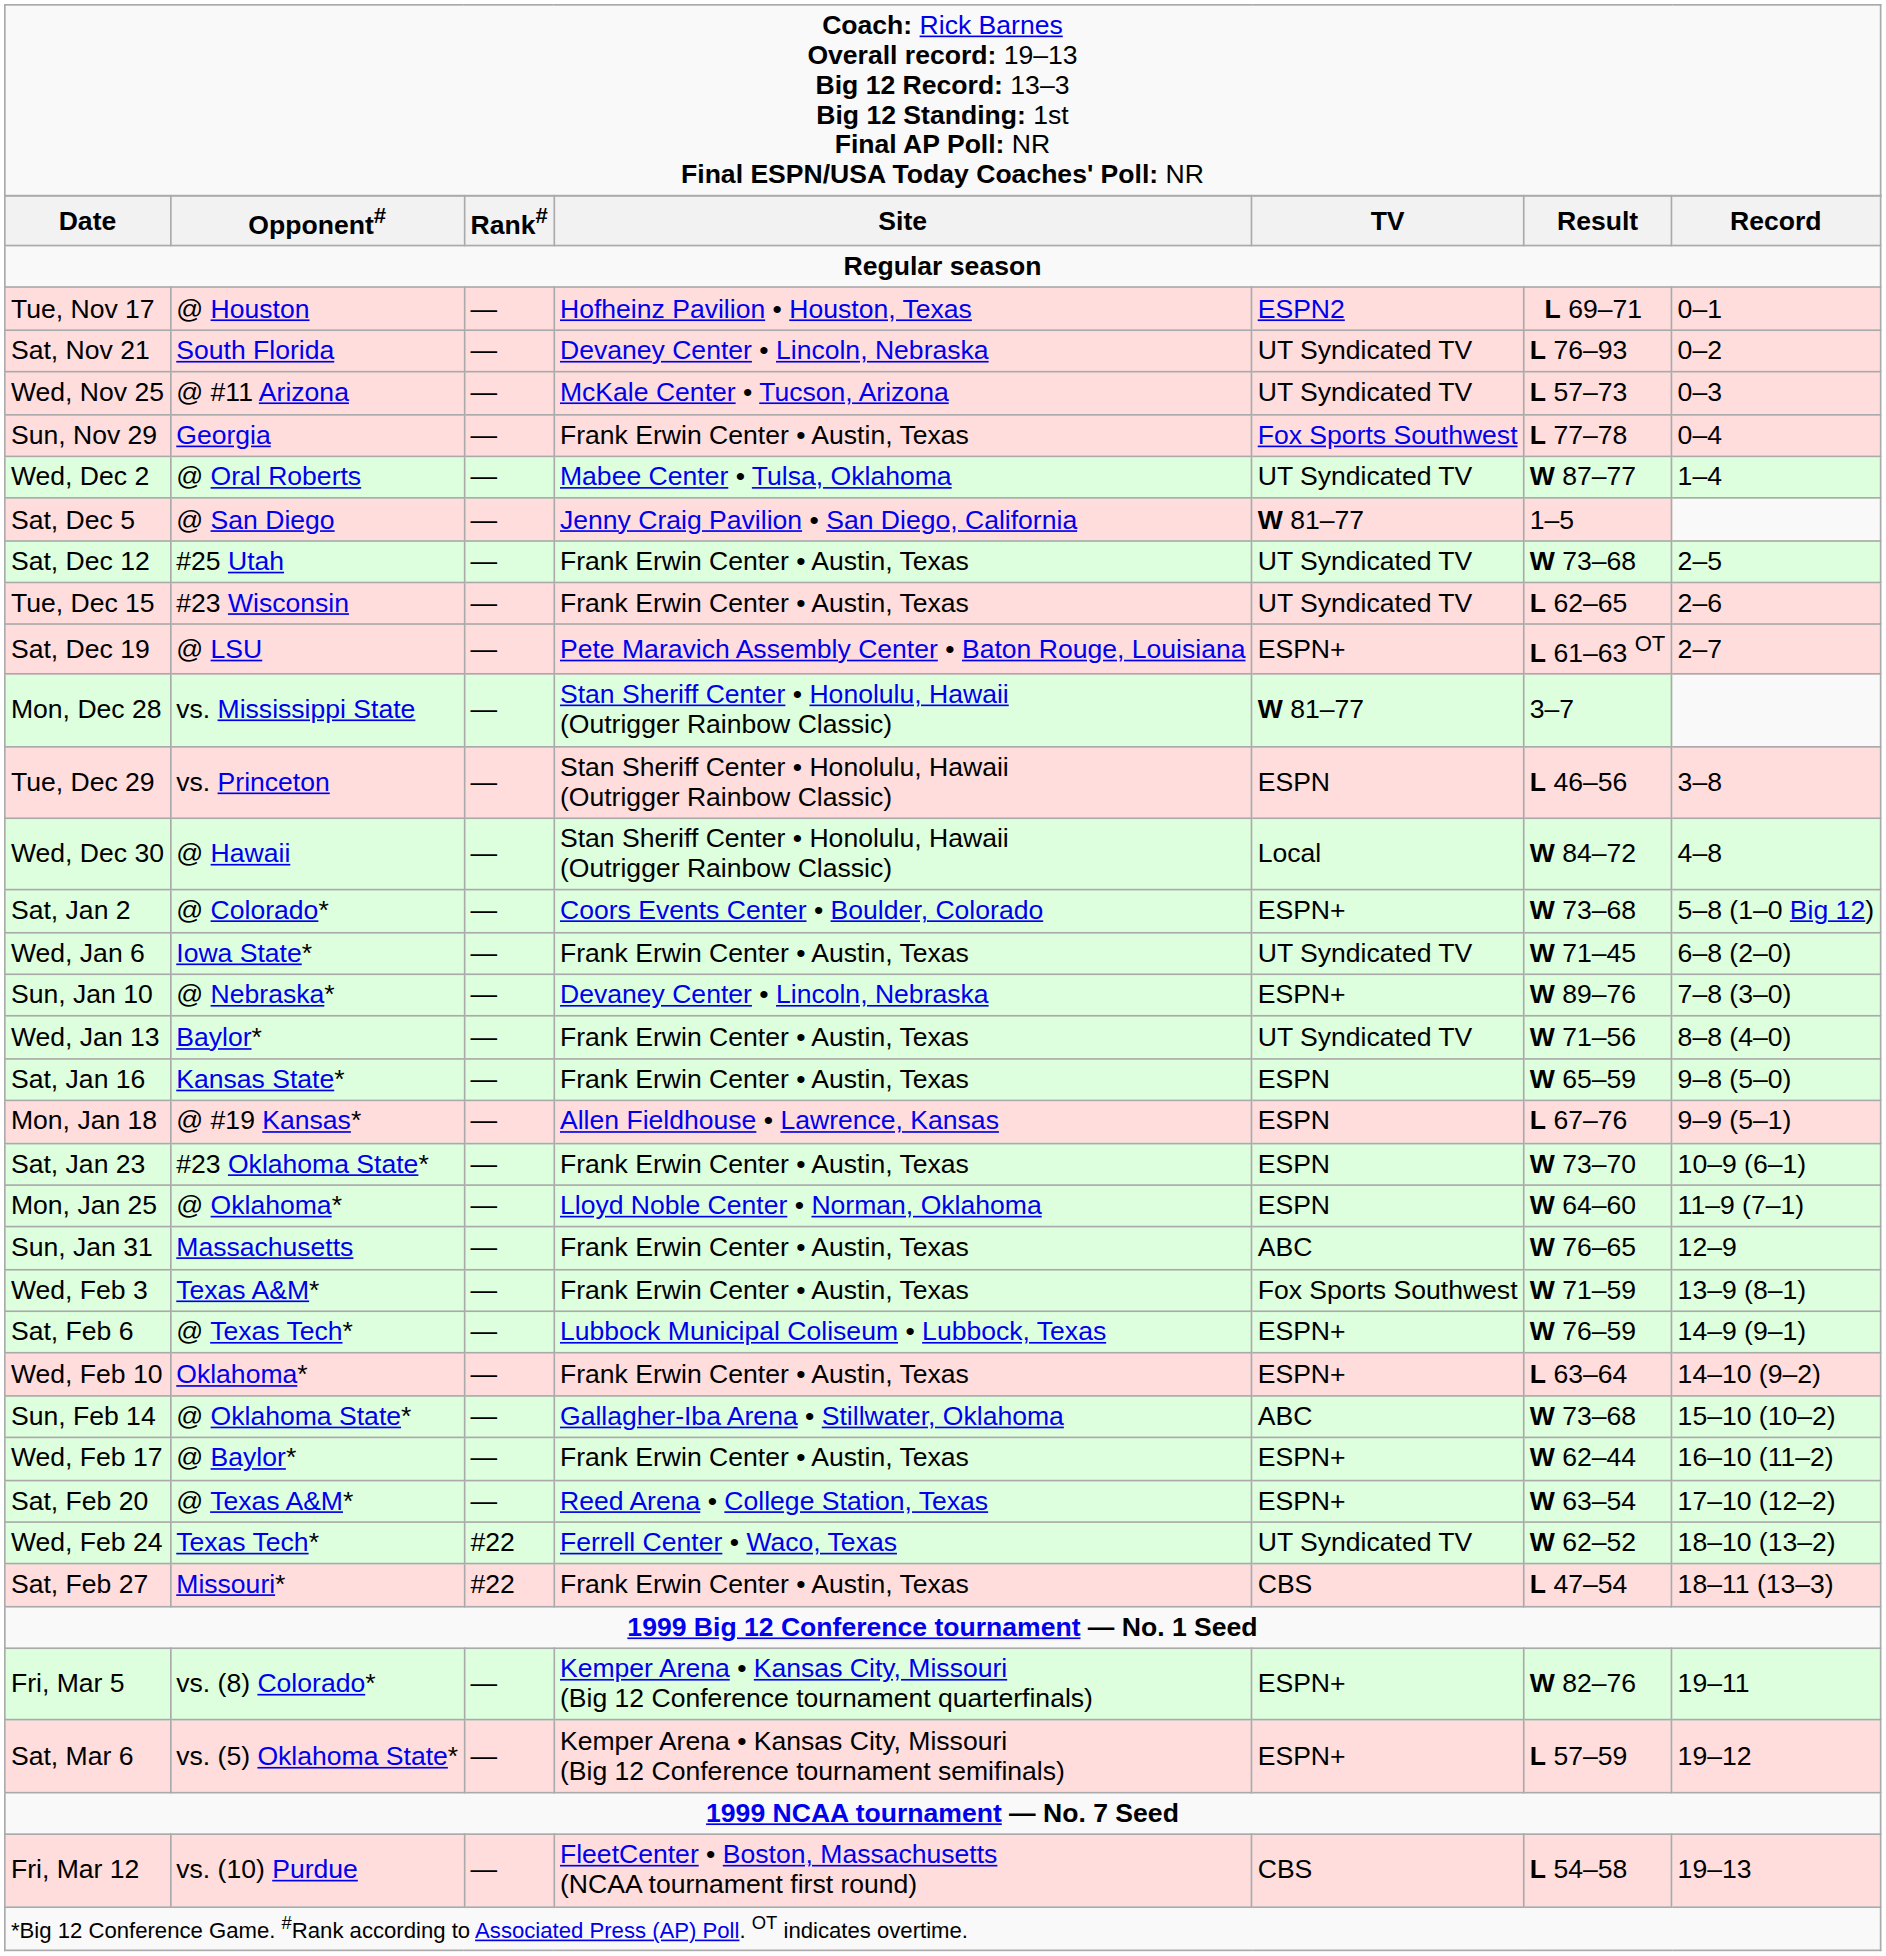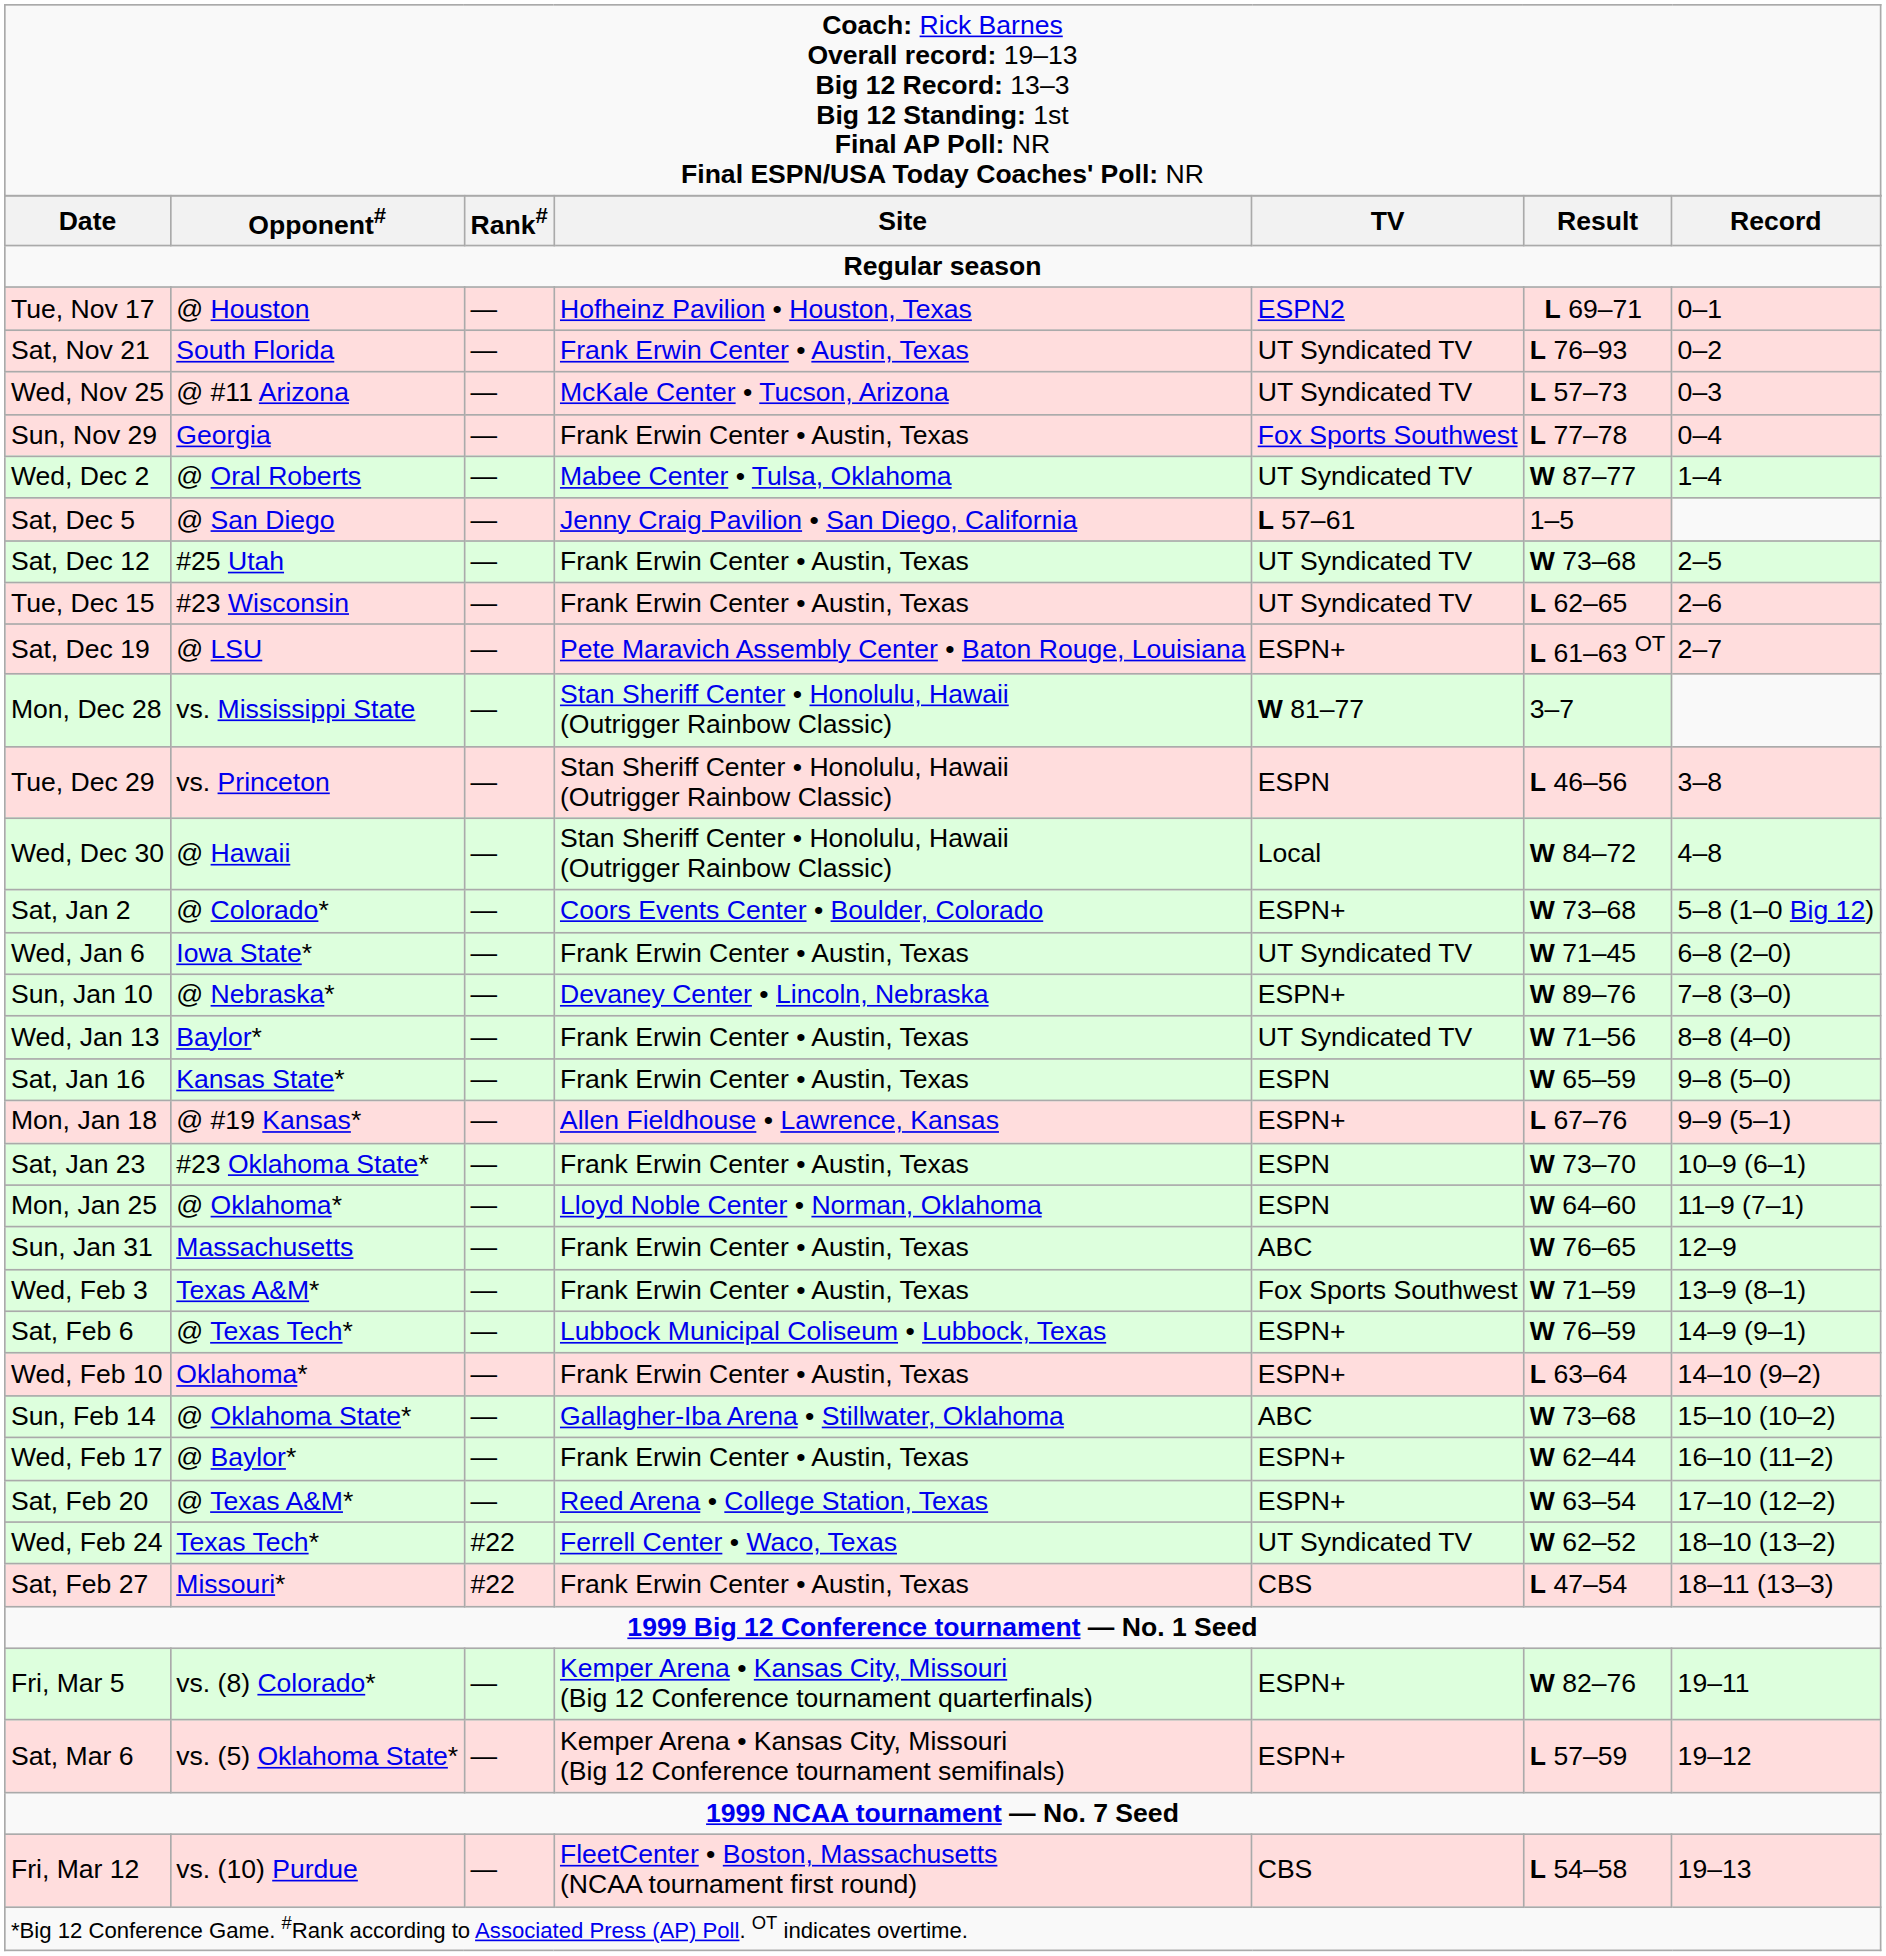(774, 350) Devaney Center • Lincoln, Nebraska -> (764, 350) Frank Erwin Center • Austin, Texas
(1311, 519) W 81–77 -> (1306, 519) L 57–61
(1294, 1121) ESPN -> (1302, 1121) ESPN+
